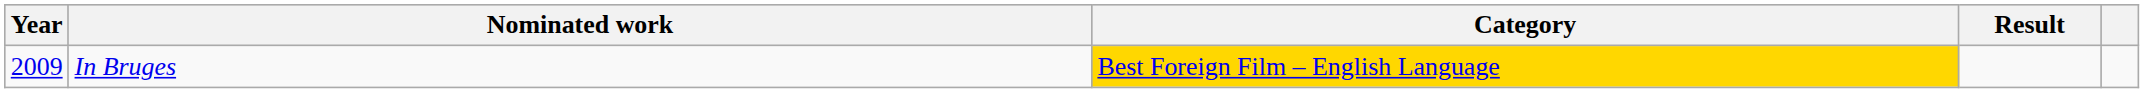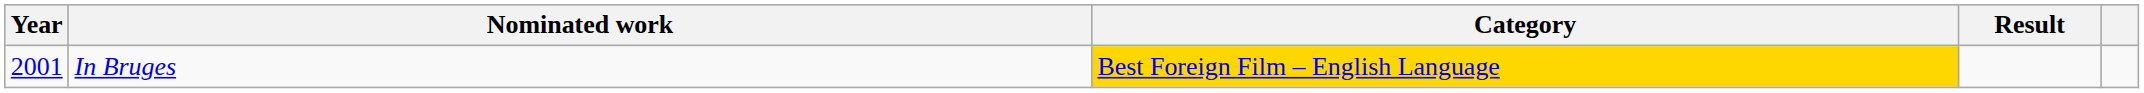(37, 66) 2009 -> (37, 66) 2001
